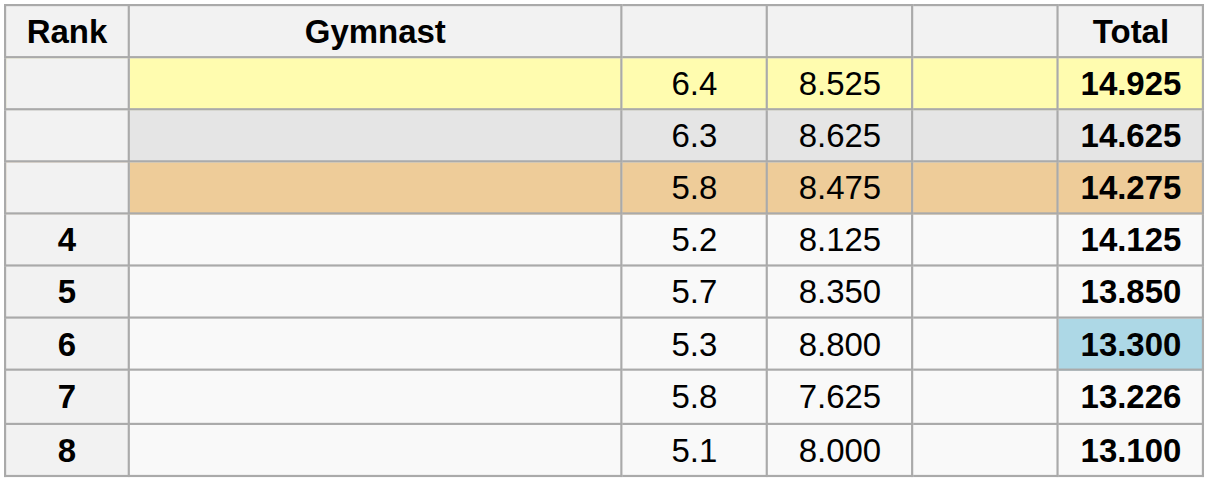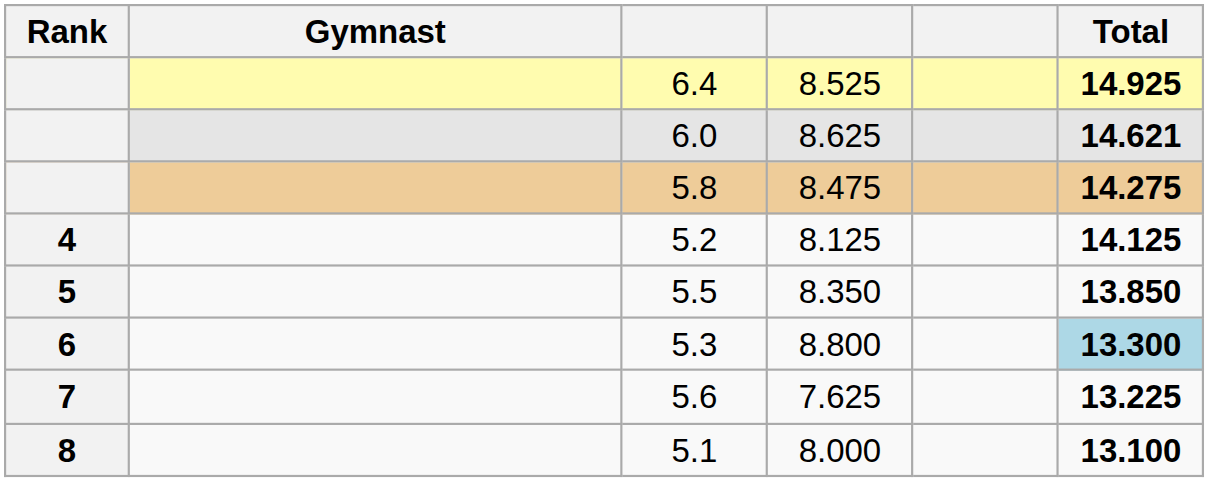(694, 136) 6.3 -> (694, 136) 6.0
(1131, 136) 14.625 -> (1131, 136) 14.621
(694, 292) 5.7 -> (694, 292) 5.5
(694, 397) 5.8 -> (694, 397) 5.6
(1131, 397) 13.226 -> (1131, 397) 13.225
